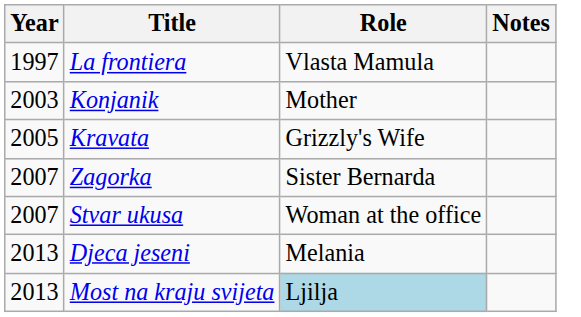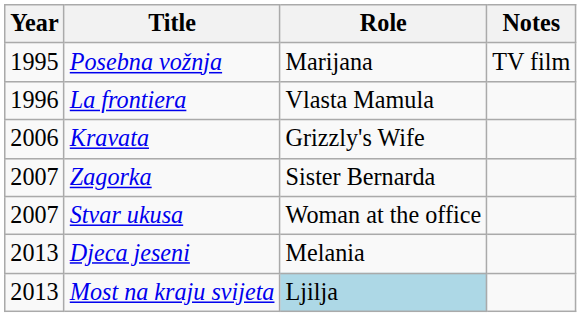+ row: (146, 61)
(34, 61) 1997 -> (34, 100) 1996
- row: (114, 100)
(34, 138) 2005 -> (34, 138) 2006
